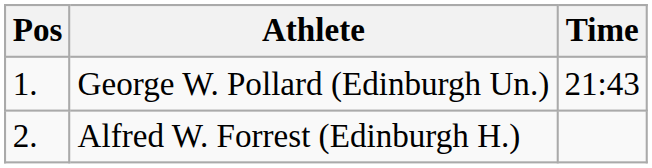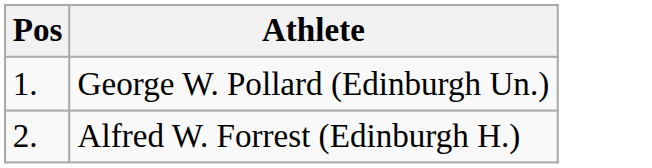- column: (602, 30)
